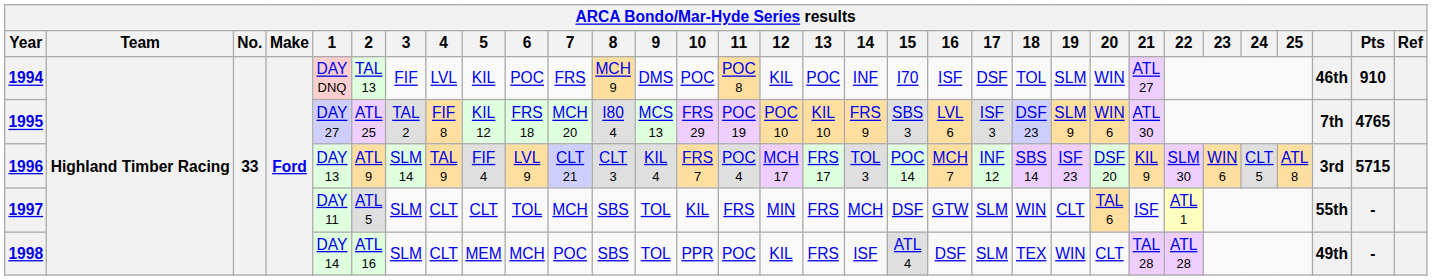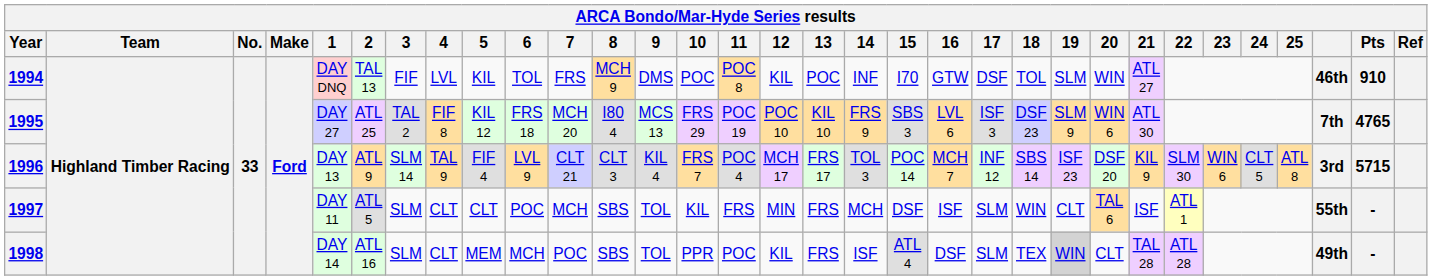(527, 78) POC -> (527, 78) TOL
(950, 78) ISF -> (950, 78) GTW
(527, 210) TOL -> (527, 210) POC
(950, 210) GTW -> (950, 210) ISF
(1070, 254) no background -> (1070, 254) lightgrey background
